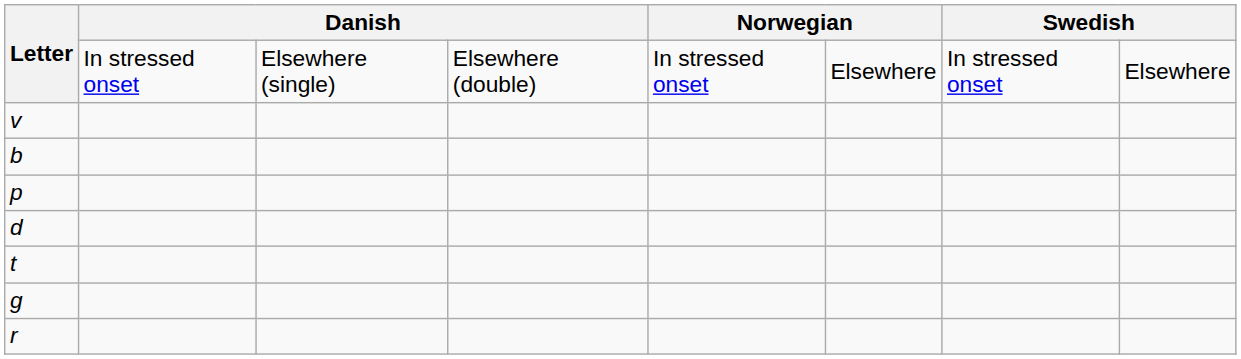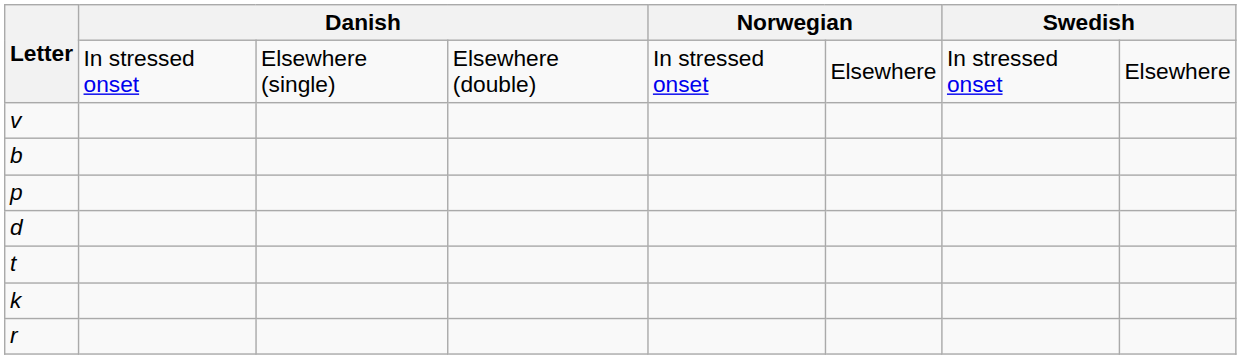- row: (16, 300)
+ row: (16, 300)
